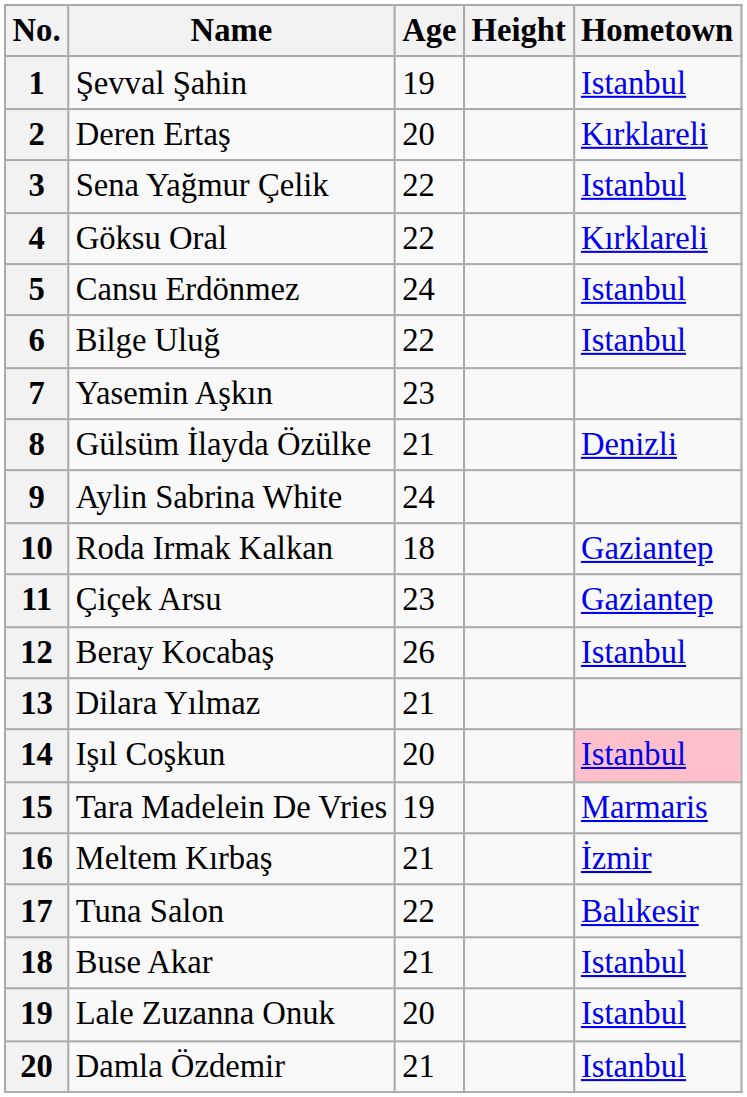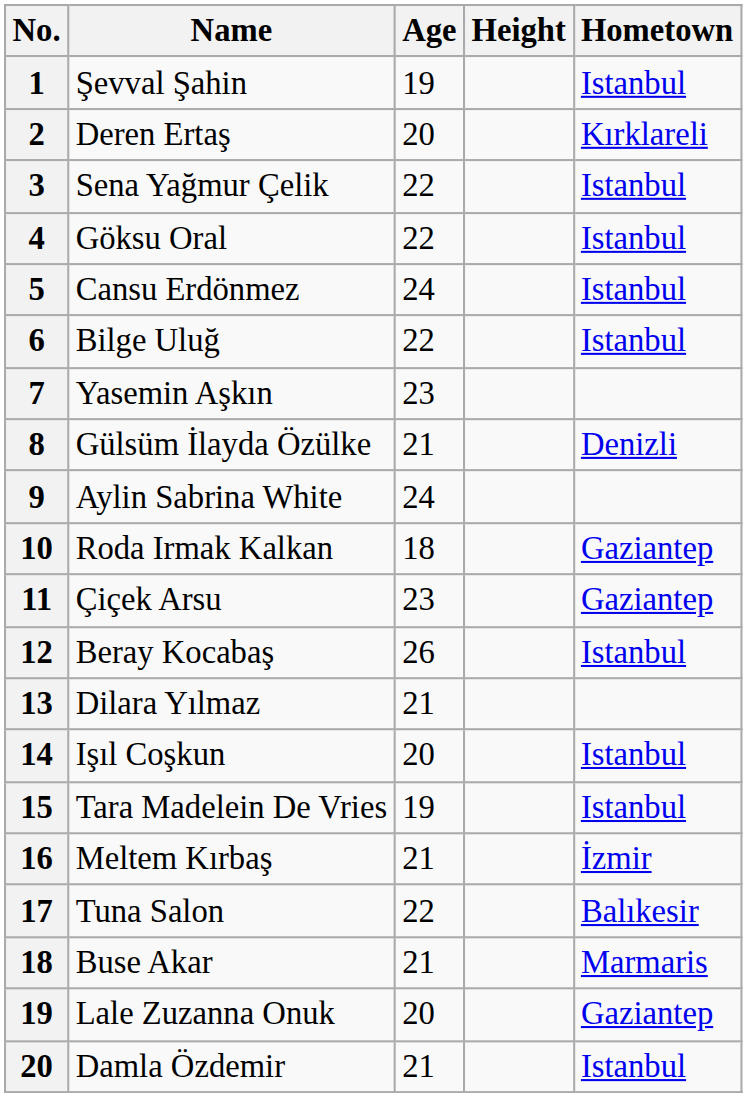(644, 237) Kırklareli -> (633, 237) Istanbul
(633, 755) pink background -> (633, 755) no background
(644, 806) Marmaris -> (633, 806) Istanbul
(633, 962) Istanbul -> (644, 962) Marmaris
(633, 1013) Istanbul -> (647, 1013) Gaziantep
